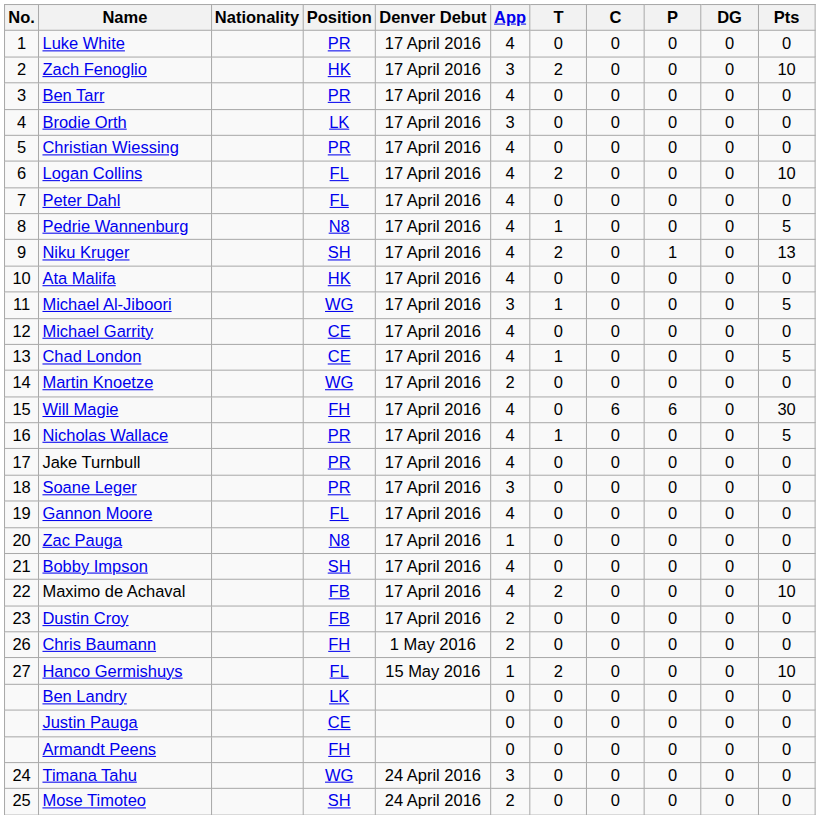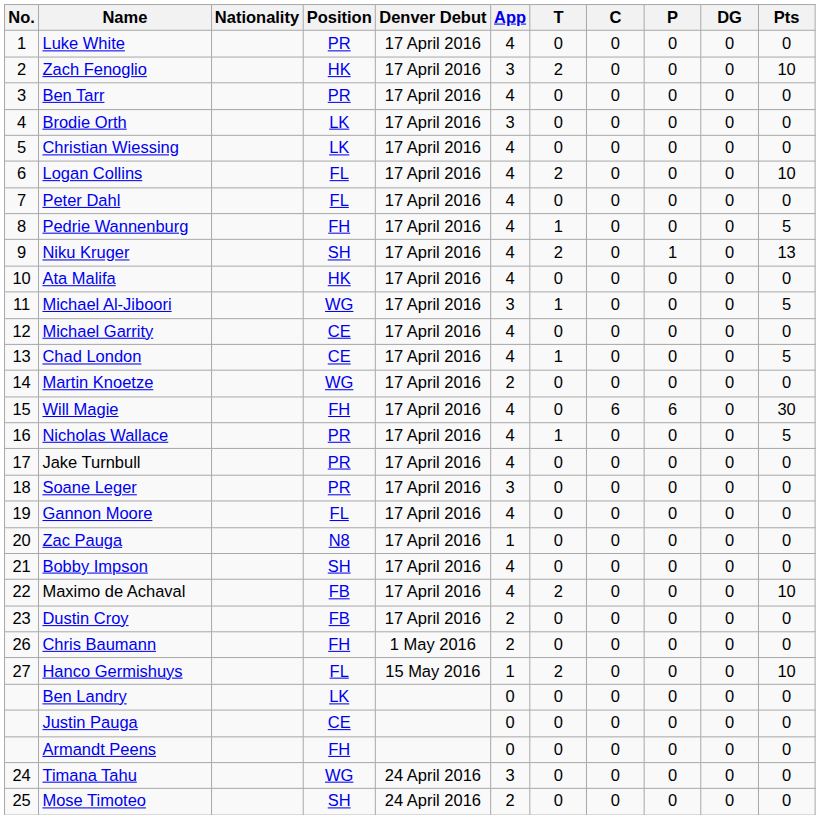(339, 148) PR -> (339, 148) LK
(339, 226) N8 -> (339, 226) FH
